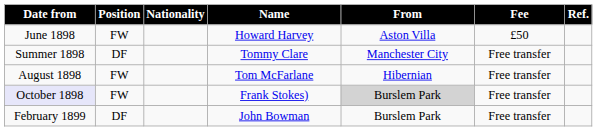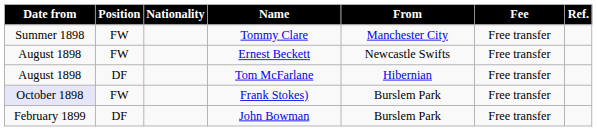- row: (274, 35)
(119, 55) DF -> (119, 35) FW
+ row: (274, 55)
(119, 75) FW -> (119, 75) DF
(407, 95) lightgrey background -> (407, 95) no background
